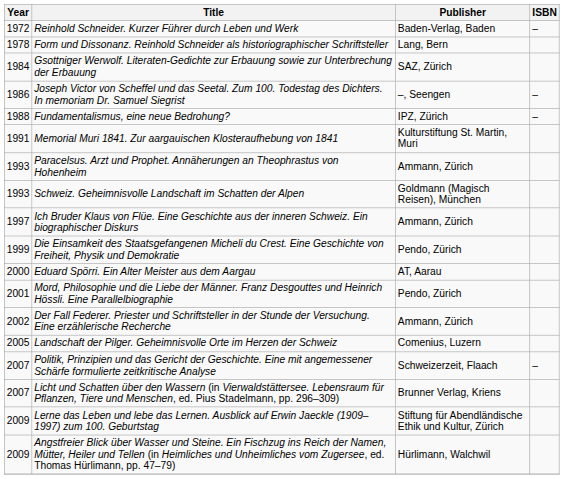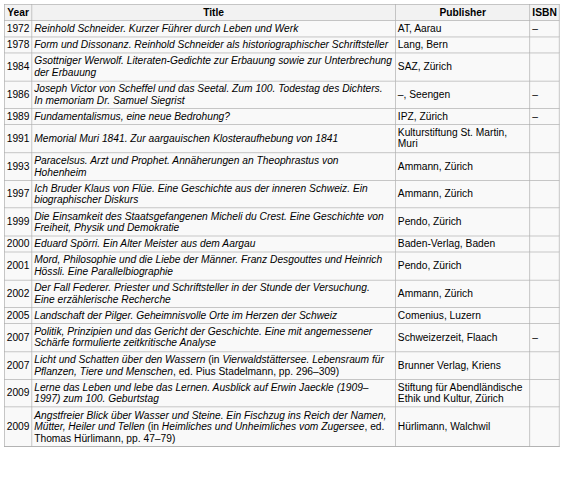(446, 28) Baden-Verlag, Baden -> (420, 28) AT, Aarau
(18, 116) 1988 -> (18, 116) 1989
- row: (169, 194)
(420, 271) AT, Aarau -> (446, 244) Baden-Verlag, Baden
